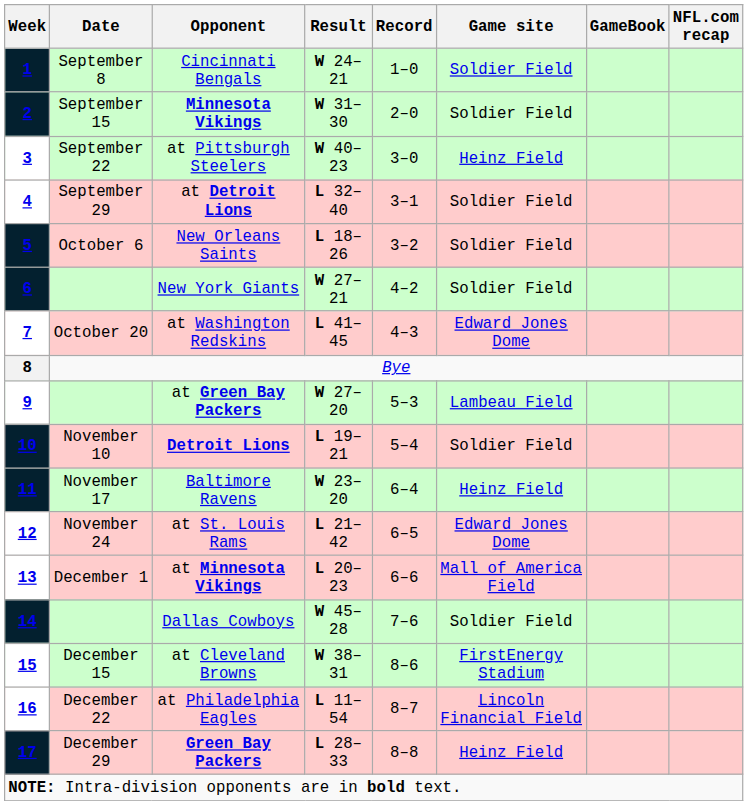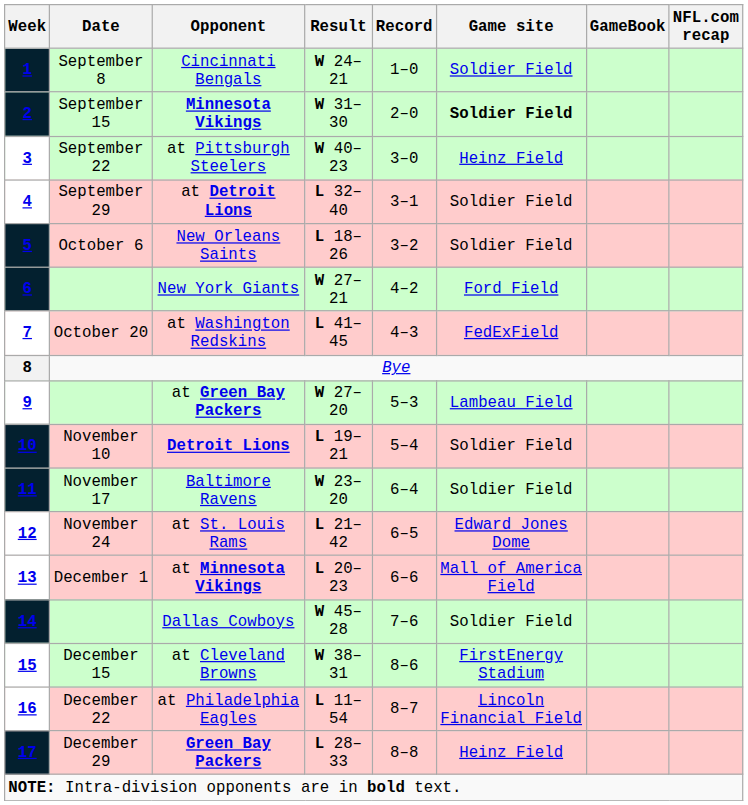(511, 114) normal -> (511, 114) bold
(511, 289) Soldier Field -> (511, 289) Ford Field
(511, 333) Edward Jones Dome -> (511, 333) FedExField
(511, 490) Heinz Field -> (511, 490) Soldier Field
